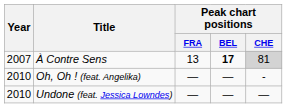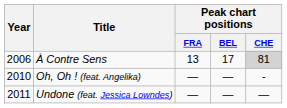(19, 59) 2007 -> (19, 59) 2006
(228, 59) bold -> (228, 59) normal
(19, 94) 2010 -> (19, 94) 2011
